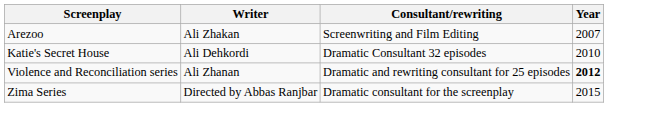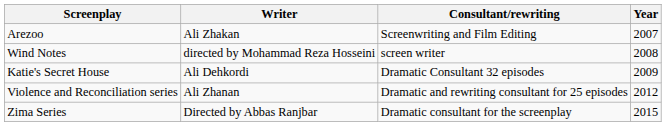+ row: (37, 53)
(588, 53) 2010 -> (646, 72) 2009
(588, 72) bold -> (646, 92) normal
